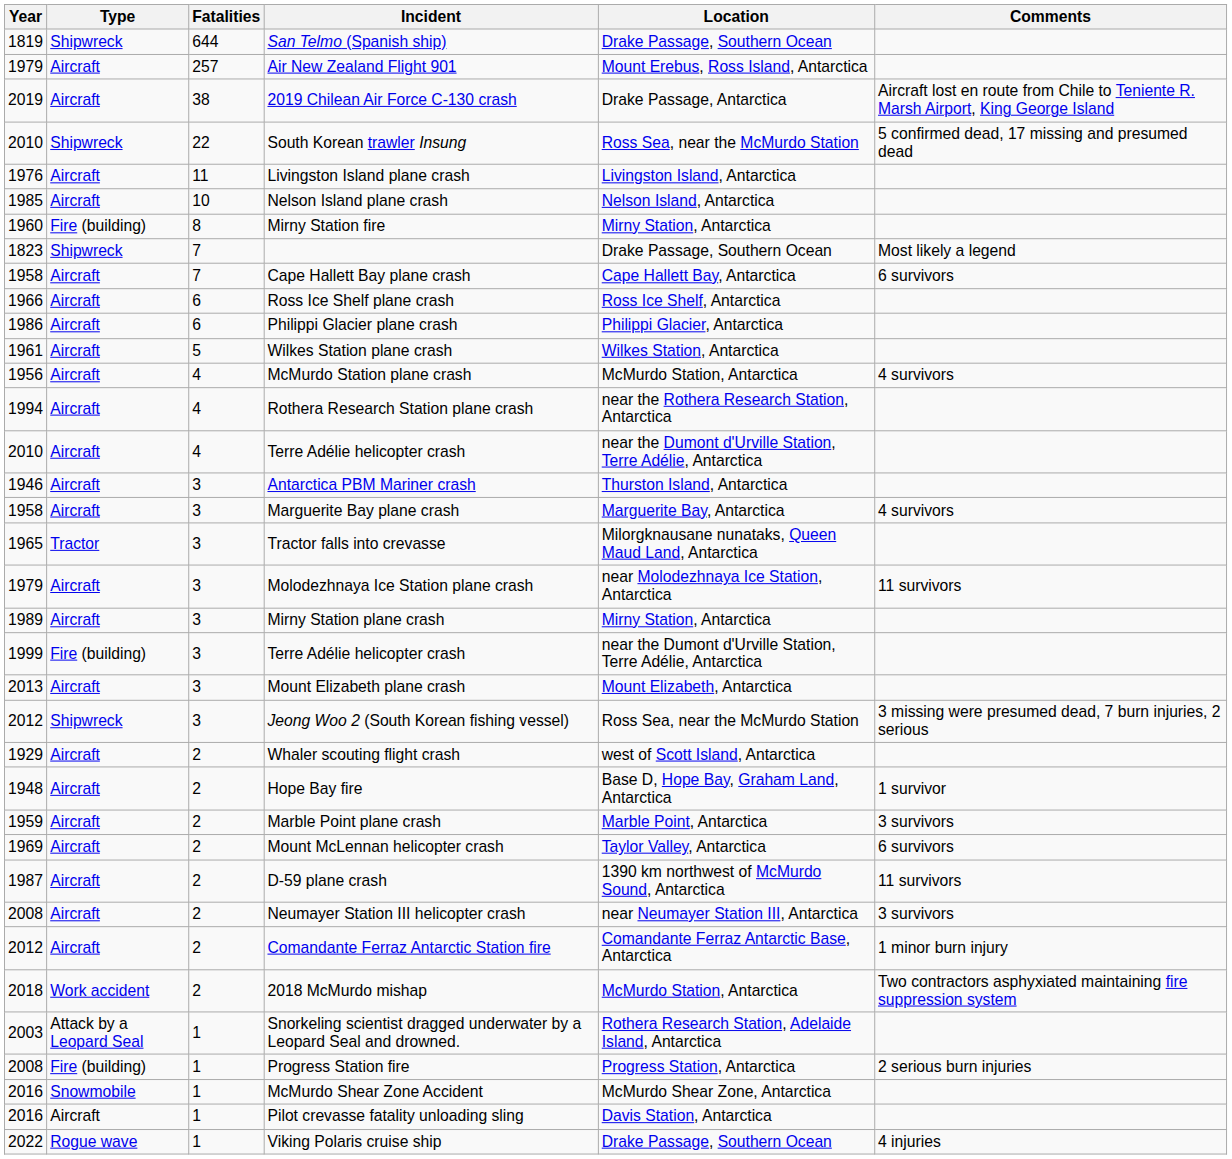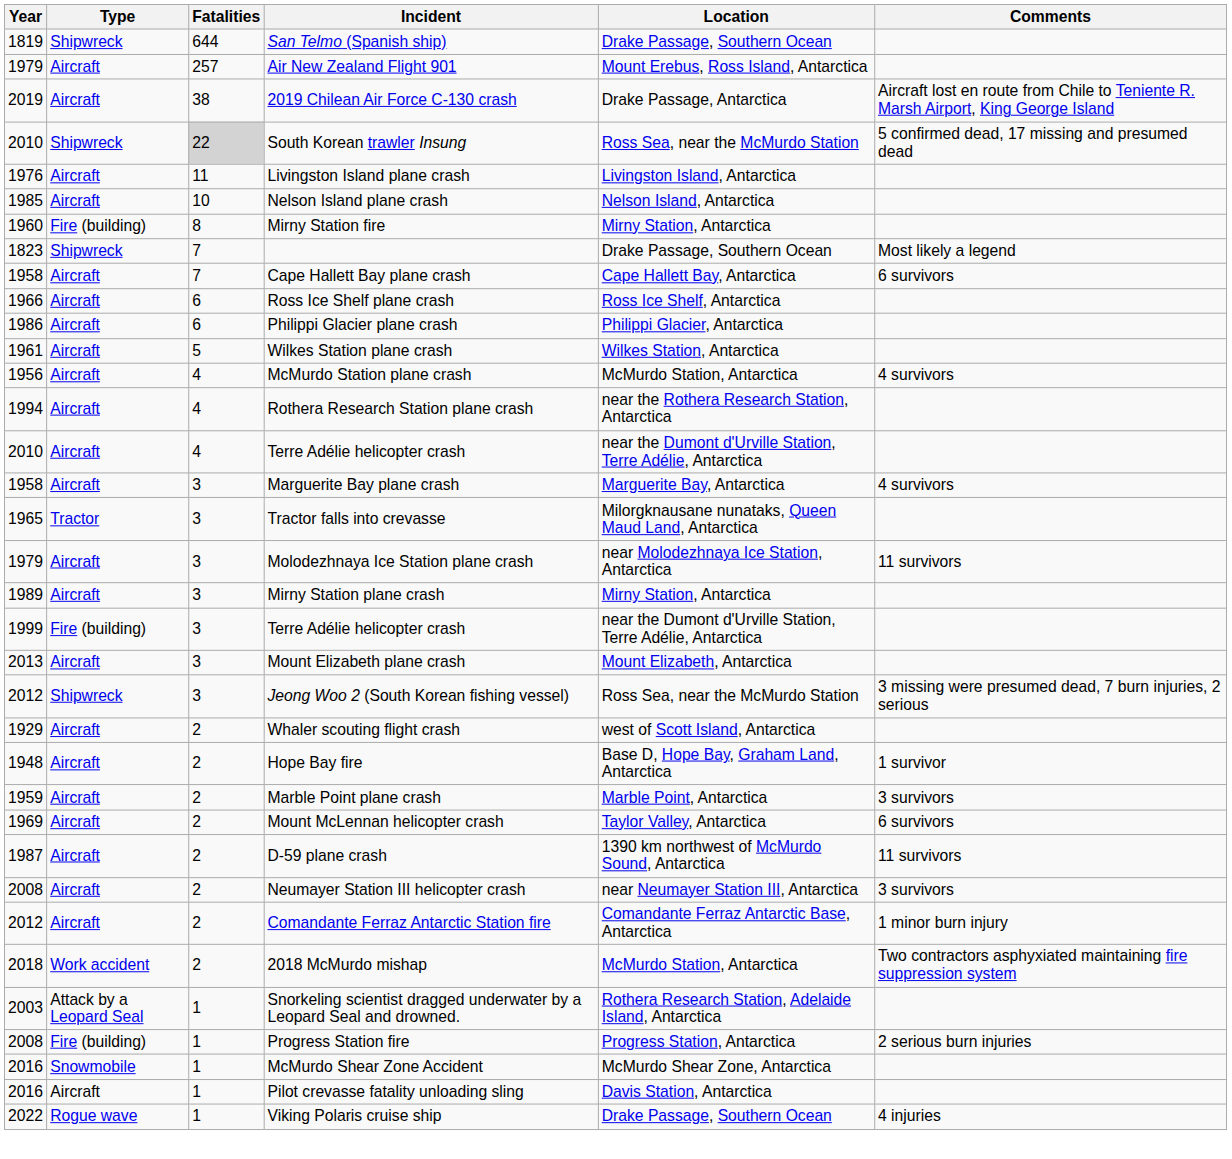(201, 142) no background -> (201, 142) lightgrey background
- row: (26, 485)
